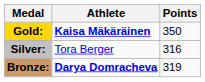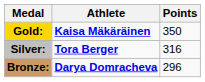(84, 49) normal -> (86, 49) bold
(172, 67) 319 -> (172, 67) 296
